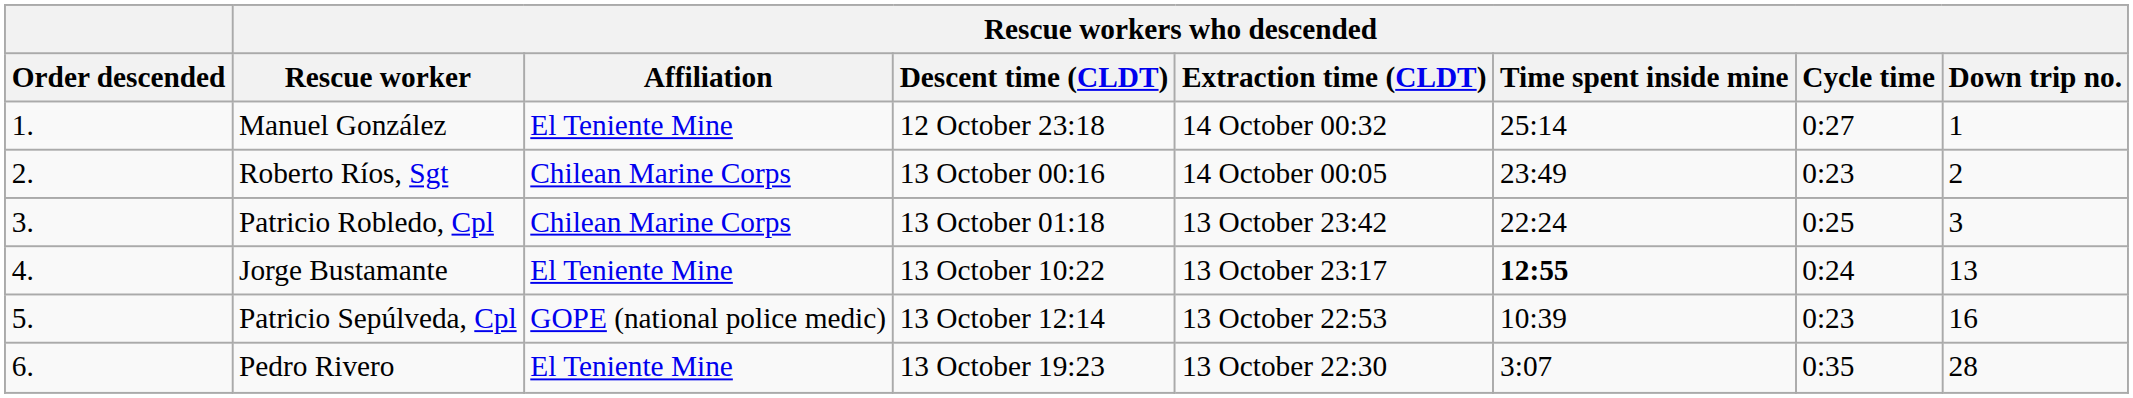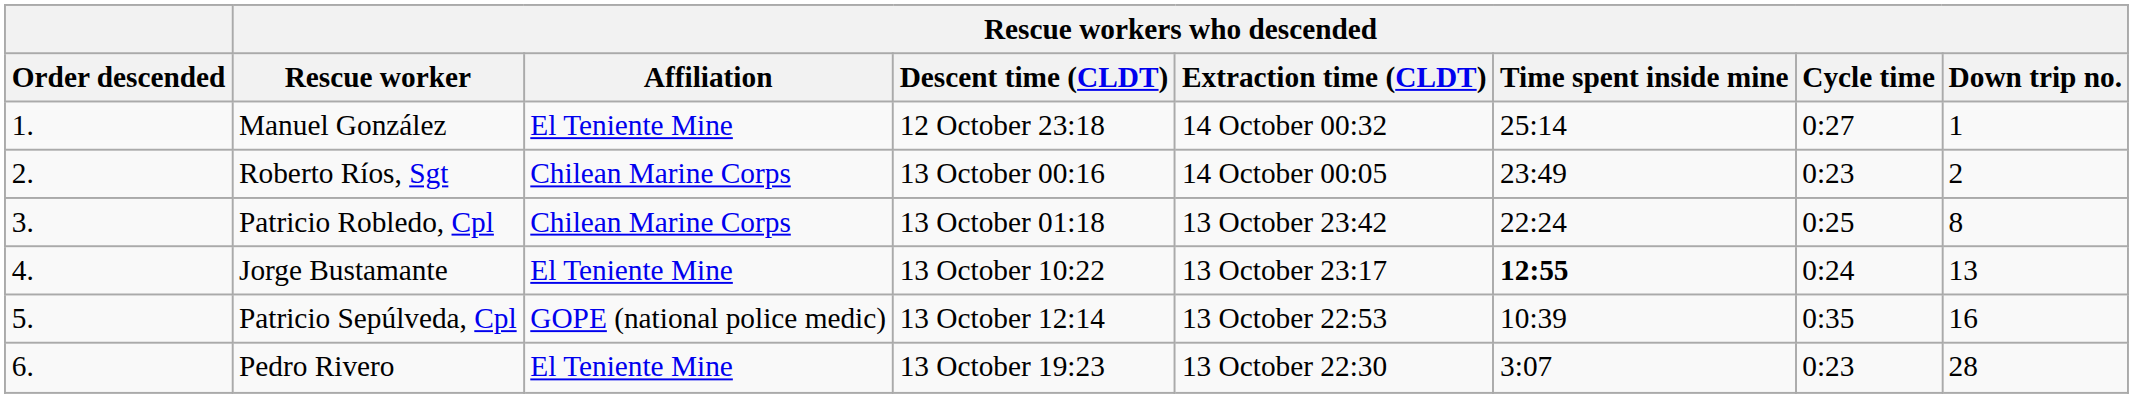(1956, 222) 3 -> (1956, 222) 8
(1828, 319) 0:23 -> (1828, 319) 0:35
(1828, 367) 0:35 -> (1828, 367) 0:23
